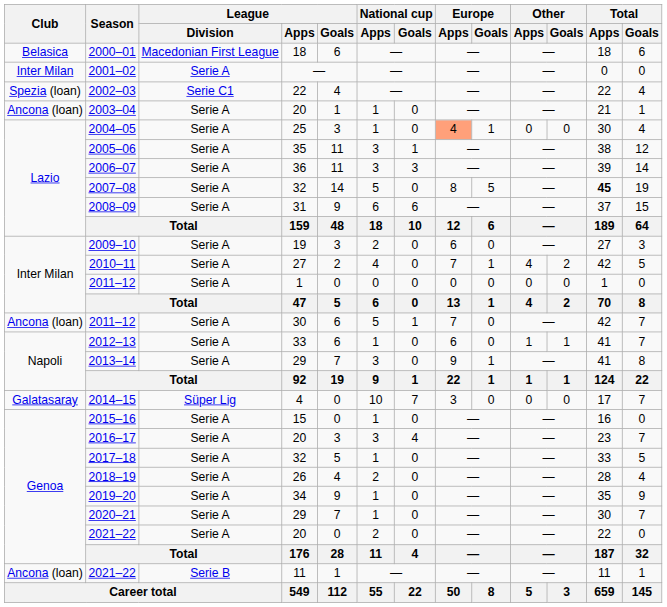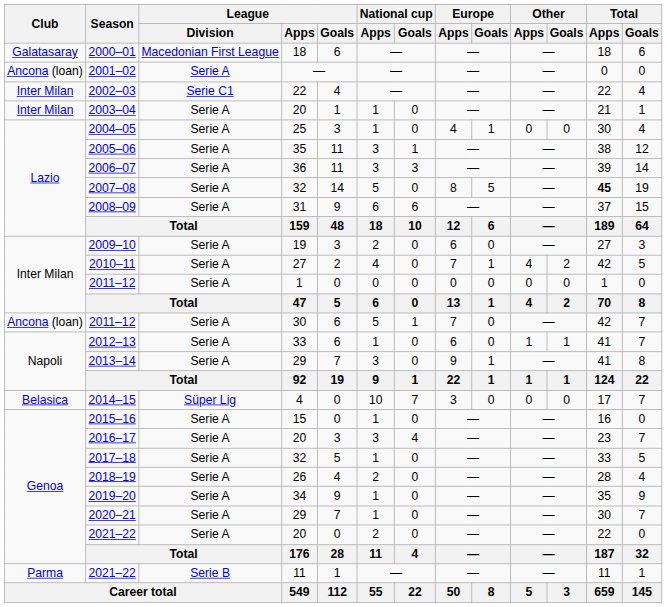(45, 52) Belasica -> (45, 52) Galatasaray
(45, 71) Inter Milan -> (45, 71) Ancona (loan)
(45, 91) Spezia (loan) -> (45, 91) Inter Milan
(45, 110) Ancona (loan) -> (45, 110) Inter Milan
(453, 129) lightsalmon background -> (453, 129) no background
(45, 399) Galatasaray -> (45, 399) Belasica
(45, 573) Ancona (loan) -> (45, 573) Parma
